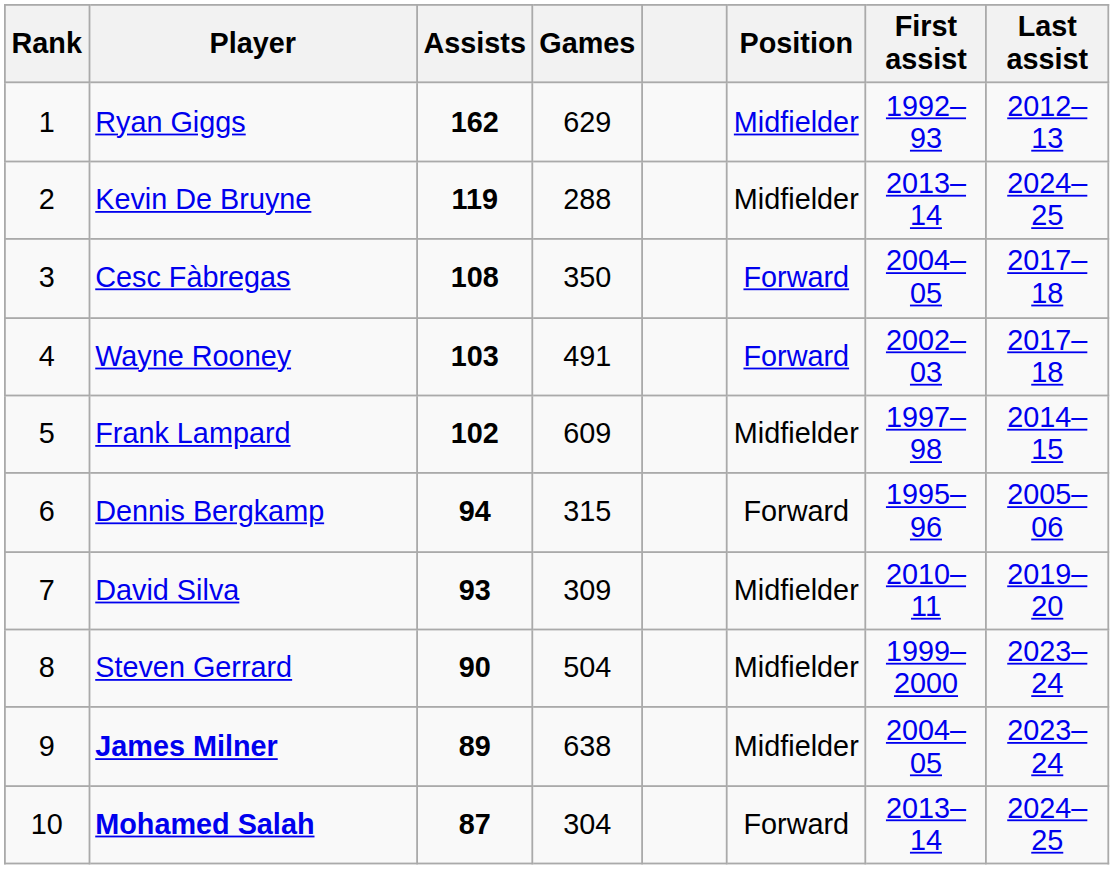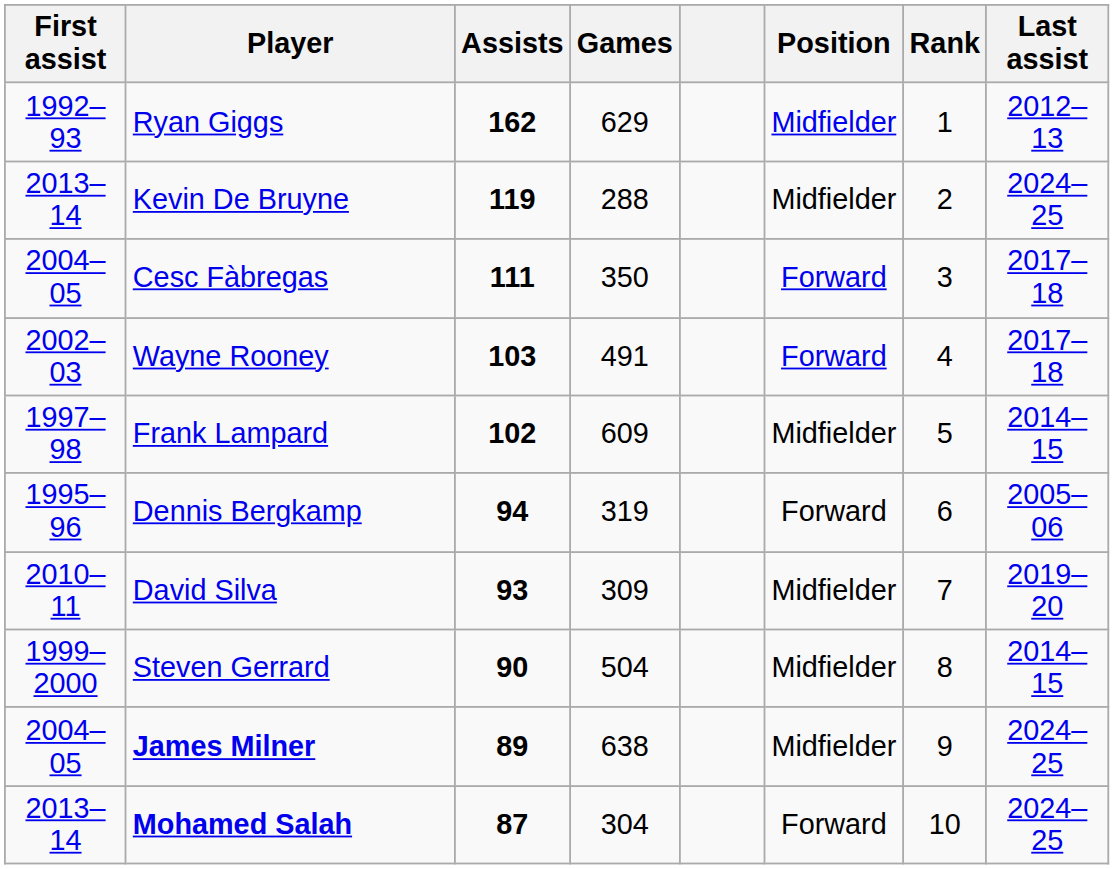columns swapped: (47, 43) <-> (926, 43)
(475, 277) 108 -> (512, 277) 111
(587, 511) 315 -> (625, 511) 319
(1047, 668) 2023–24 -> (1047, 668) 2014–15
(1047, 746) 2023–24 -> (1047, 746) 2024–25
